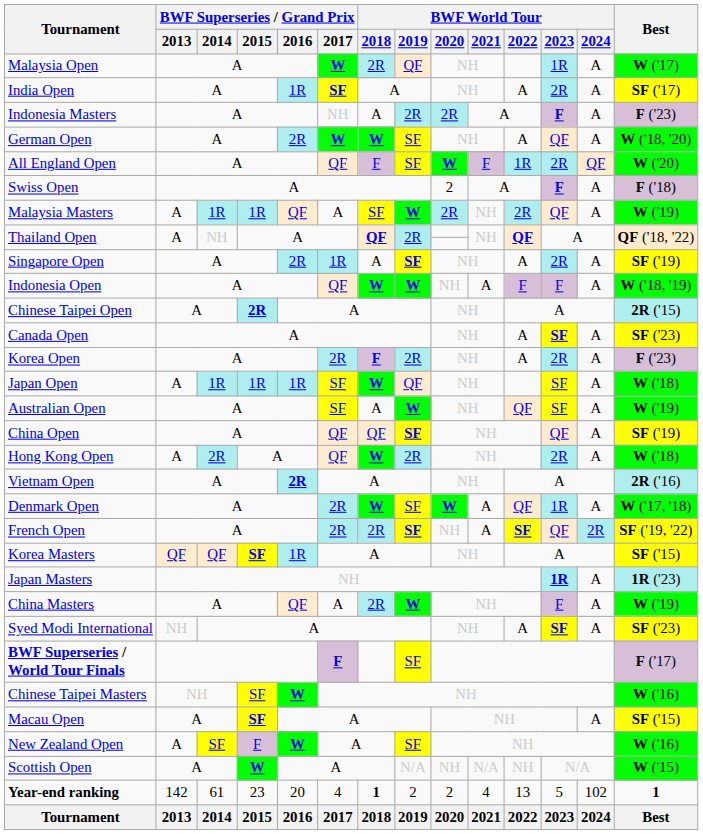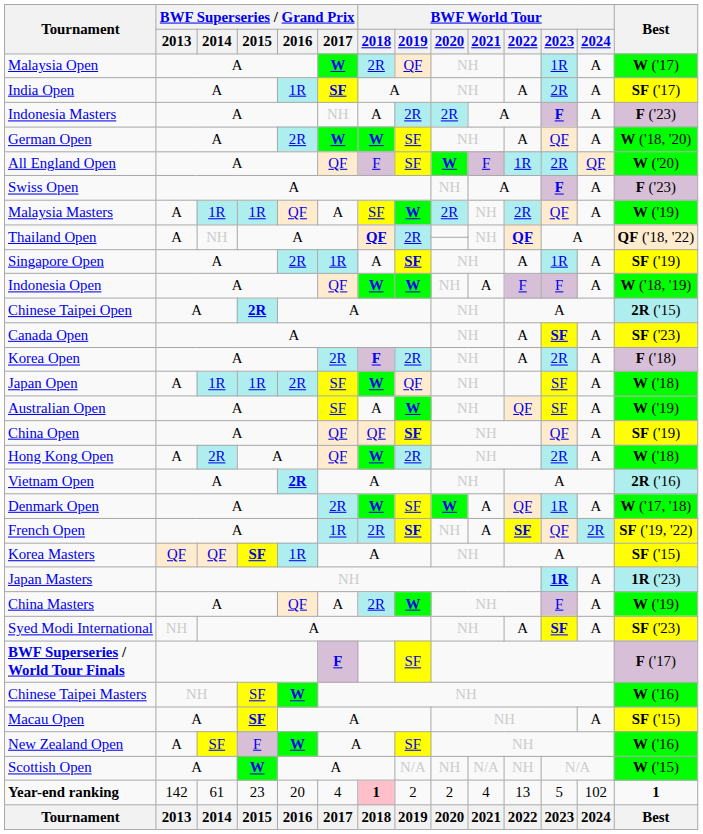(449, 188) 2 -> (449, 188) NH
(656, 188) F ('18) -> (656, 188) F ('23)
(559, 261) 2R -> (559, 261) 1R
(656, 359) F ('23) -> (656, 359) F ('18)
(297, 384) 1R -> (297, 384) 2R
(338, 530) 2R -> (338, 530) 1R
(376, 792) no background -> (376, 792) pink background
